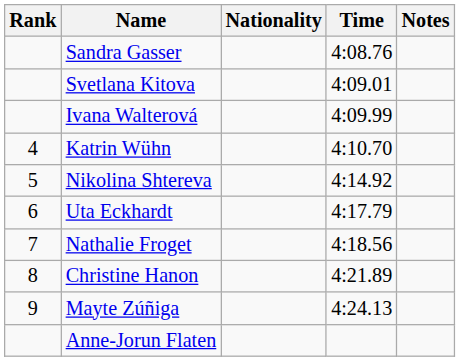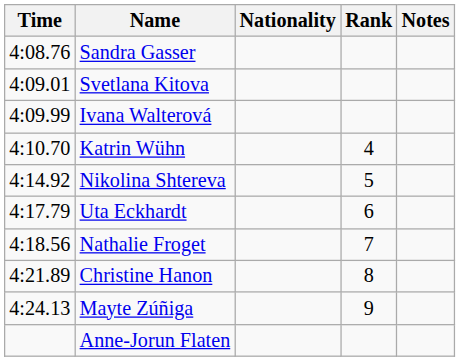columns swapped: (33, 20) <-> (362, 20)
